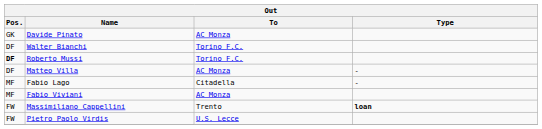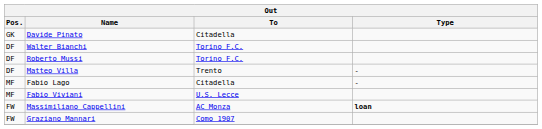(213, 34) AC Monza -> (215, 34) Citadella
(10, 58) bold -> (10, 58) normal
(213, 70) AC Monza -> (209, 70) Trento
(213, 94) AC Monza -> (217, 94) U.S. Lecce
(209, 106) Trento -> (213, 106) AC Monza
+ row: (61, 118)
- row: (67, 118)
